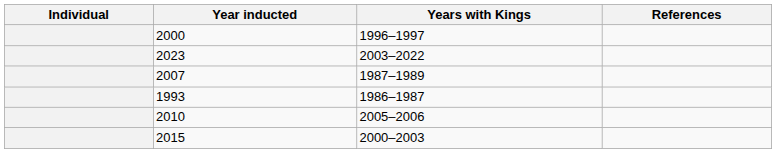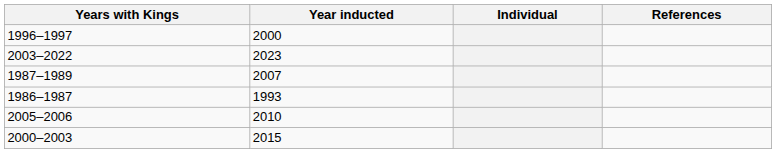columns swapped: (79, 14) <-> (479, 14)
